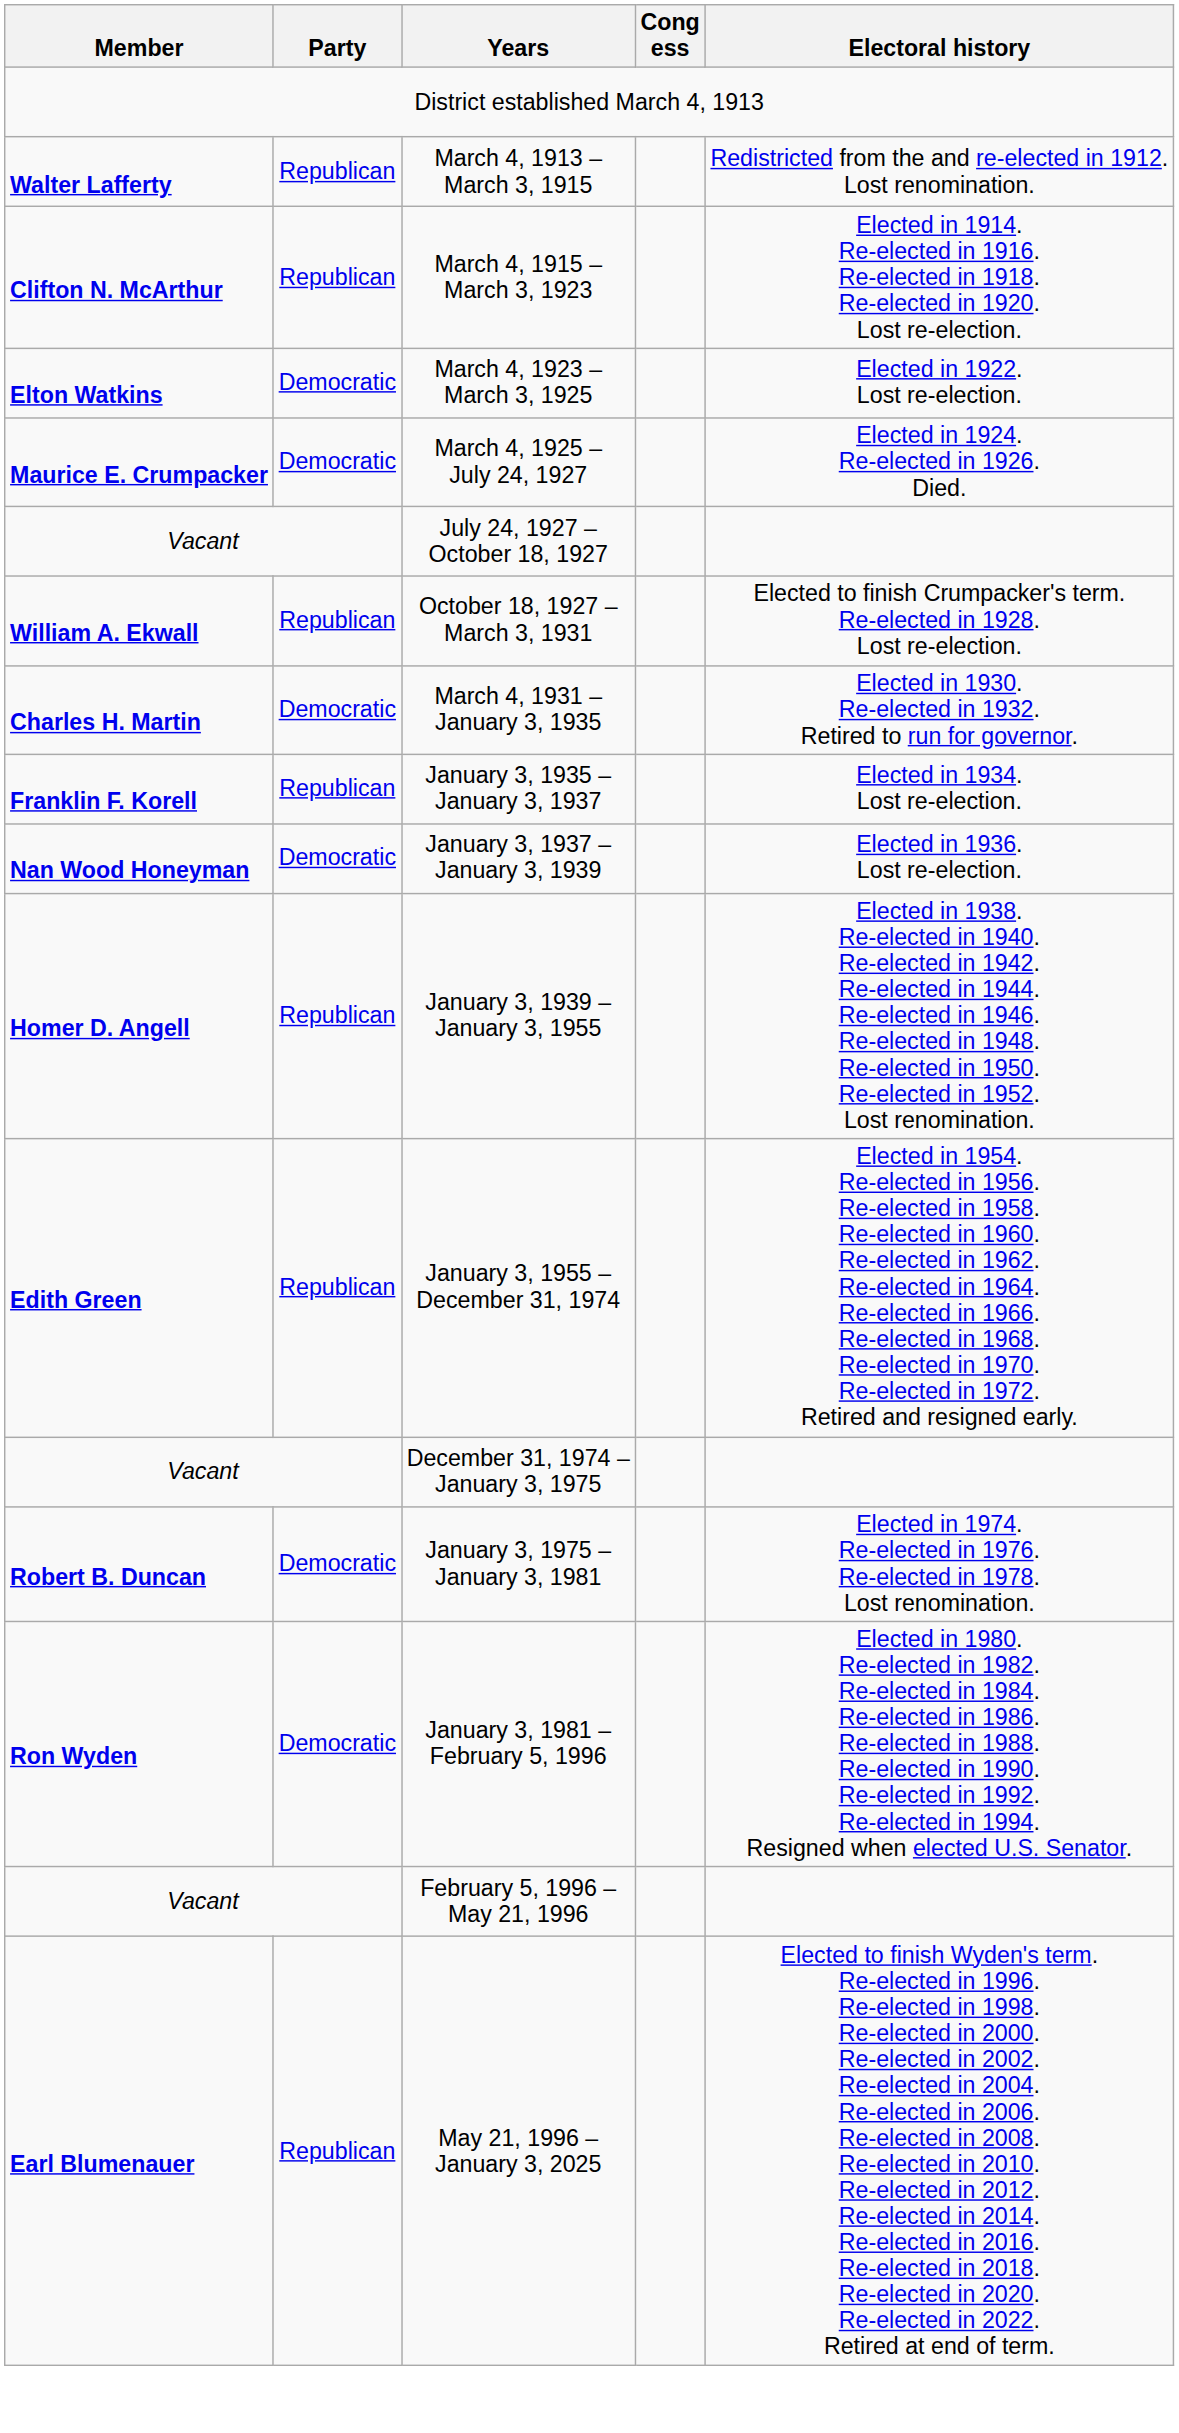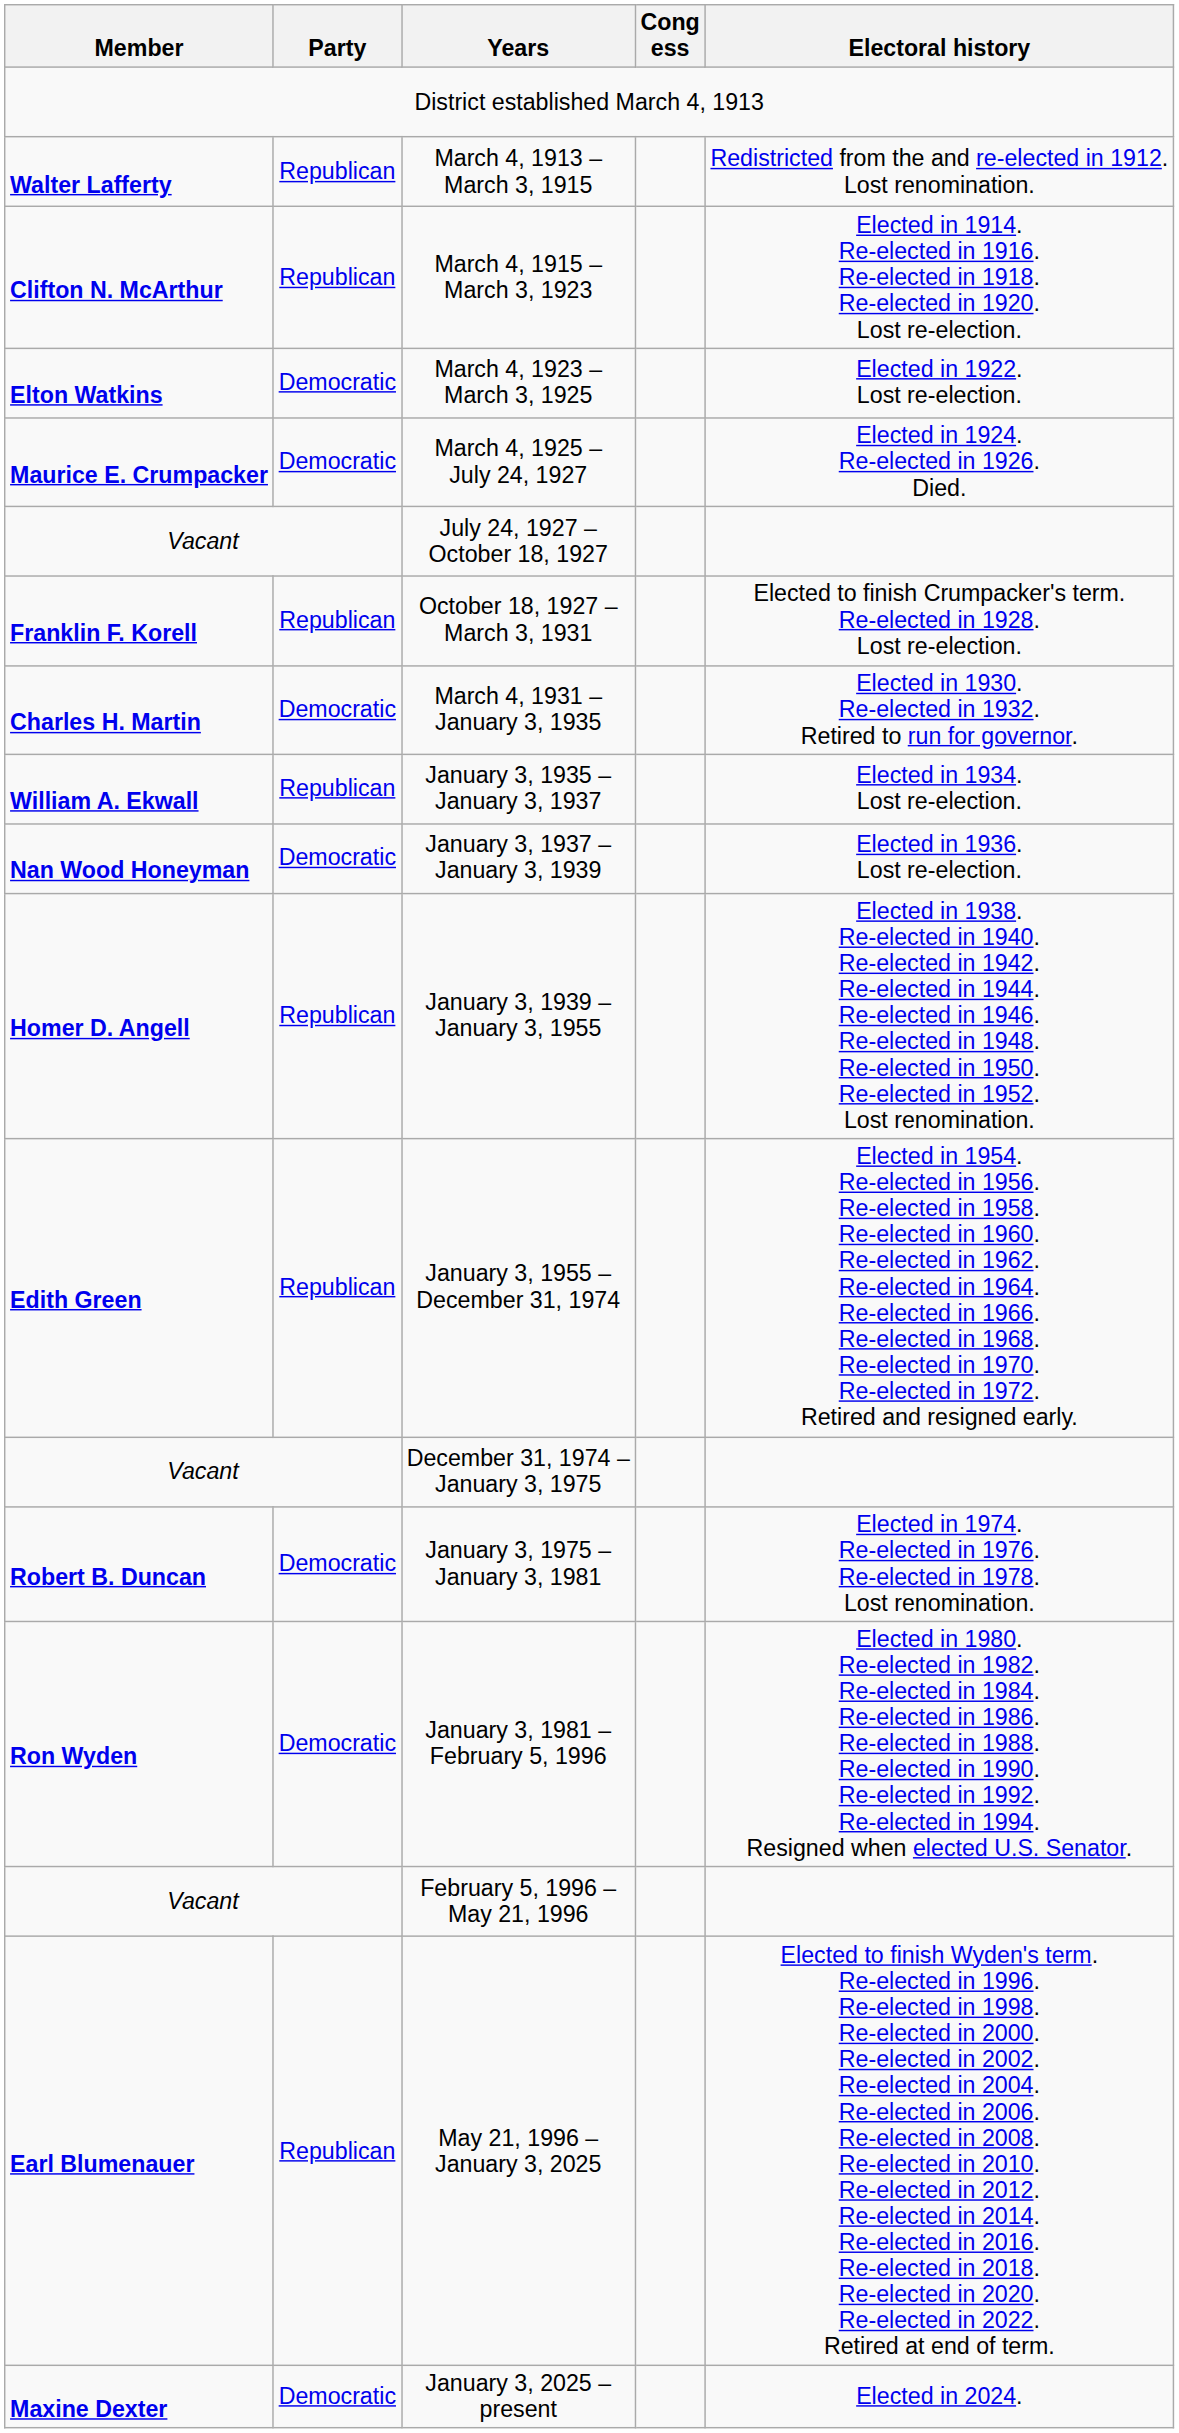(104, 633) William A. Ekwall -> (104, 633) Franklin F. Korell
(104, 801) Franklin F. Korell -> (104, 801) William A. Ekwall
+ row: (518, 2396)
